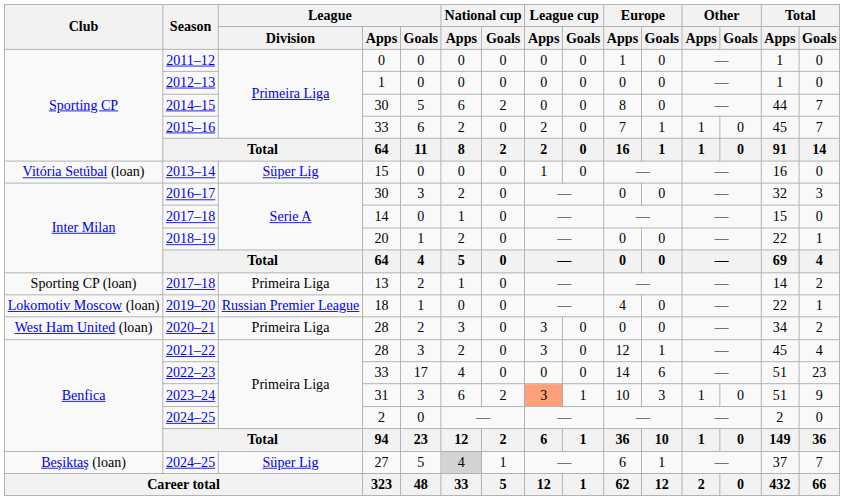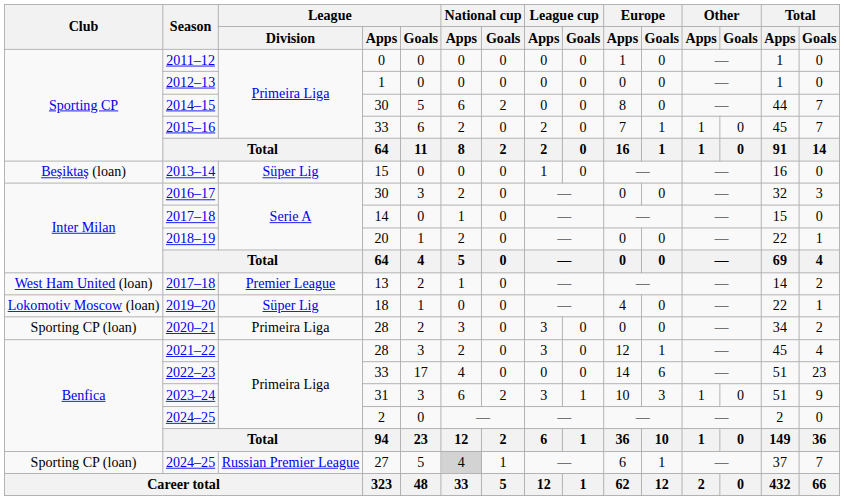(84, 171) Vitória Setúbal (loan) -> (84, 171) Beşiktaş (loan)
(84, 283) Sporting CP (loan) -> (84, 283) West Ham United (loan)
(290, 283) Primeira Liga -> (290, 283) Premier League
(290, 305) Russian Premier League -> (290, 305) Süper Lig
(84, 328) West Ham United (loan) -> (84, 328) Sporting CP (loan)
(544, 395) lightsalmon background -> (544, 395) no background
(84, 462) Beşiktaş (loan) -> (84, 462) Sporting CP (loan)
(290, 462) Süper Lig -> (290, 462) Russian Premier League
